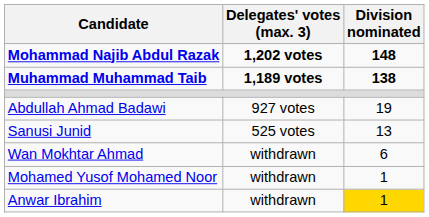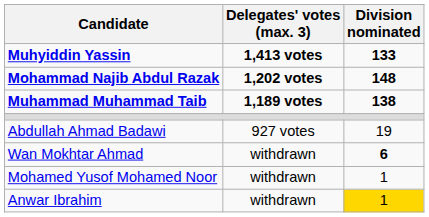+ row: (69, 55)
- row: (50, 131)
(384, 154) normal -> (384, 154) bold
